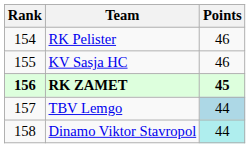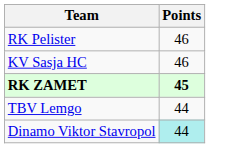- column: (25, 16)
(222, 108) lightblue background -> (182, 108) no background
